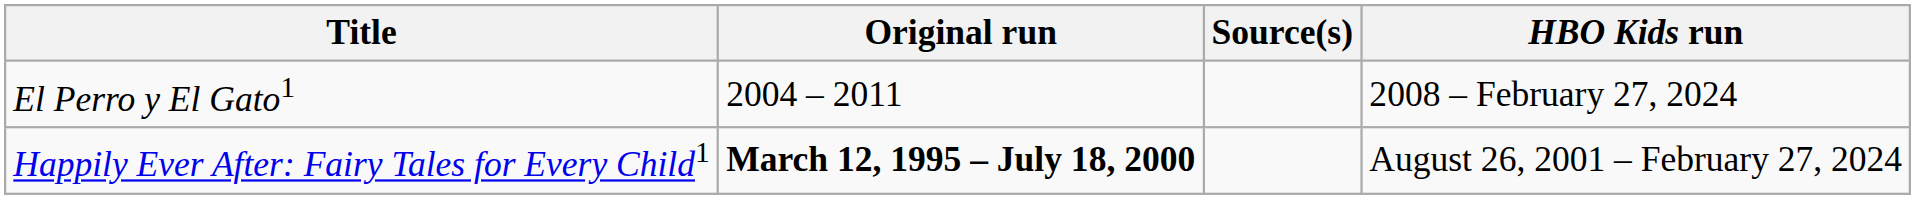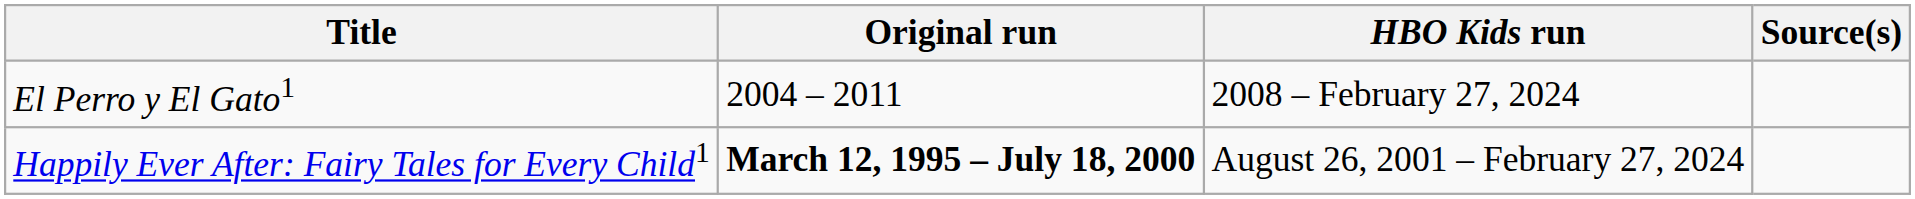columns swapped: (1636, 32) <-> (1282, 32)
